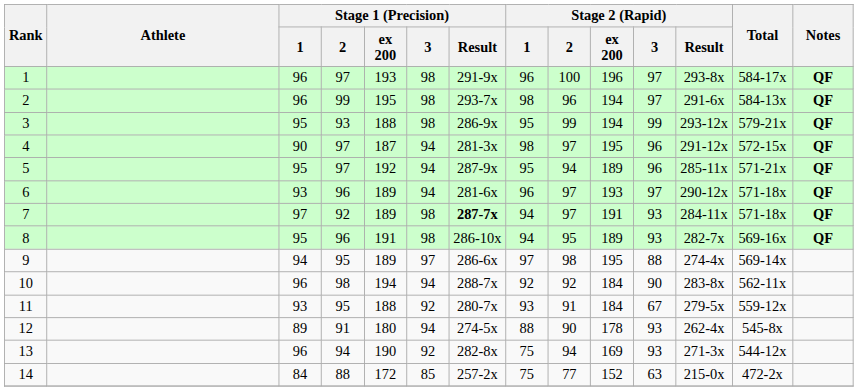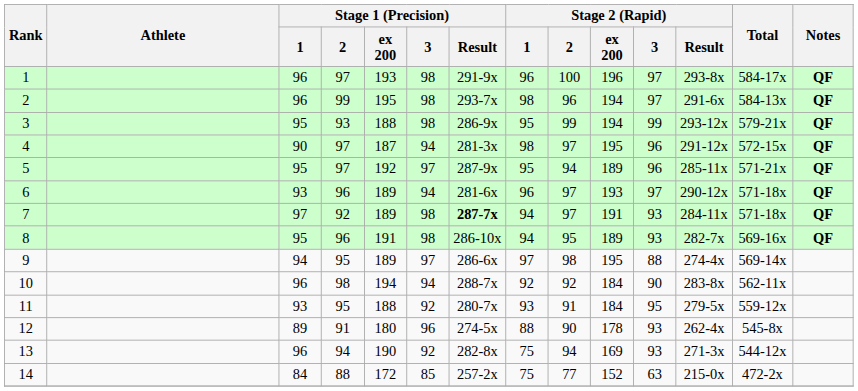(428, 169) 94 -> (428, 169) 97
(655, 306) 67 -> (655, 306) 95
(428, 329) 94 -> (428, 329) 96
